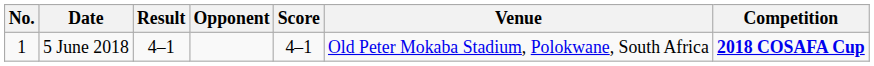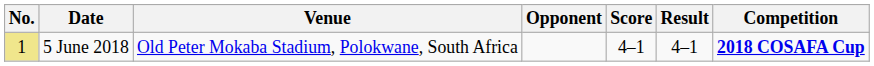columns swapped: (518, 18) <-> (161, 18)
(22, 46) no background -> (22, 46) khaki background
